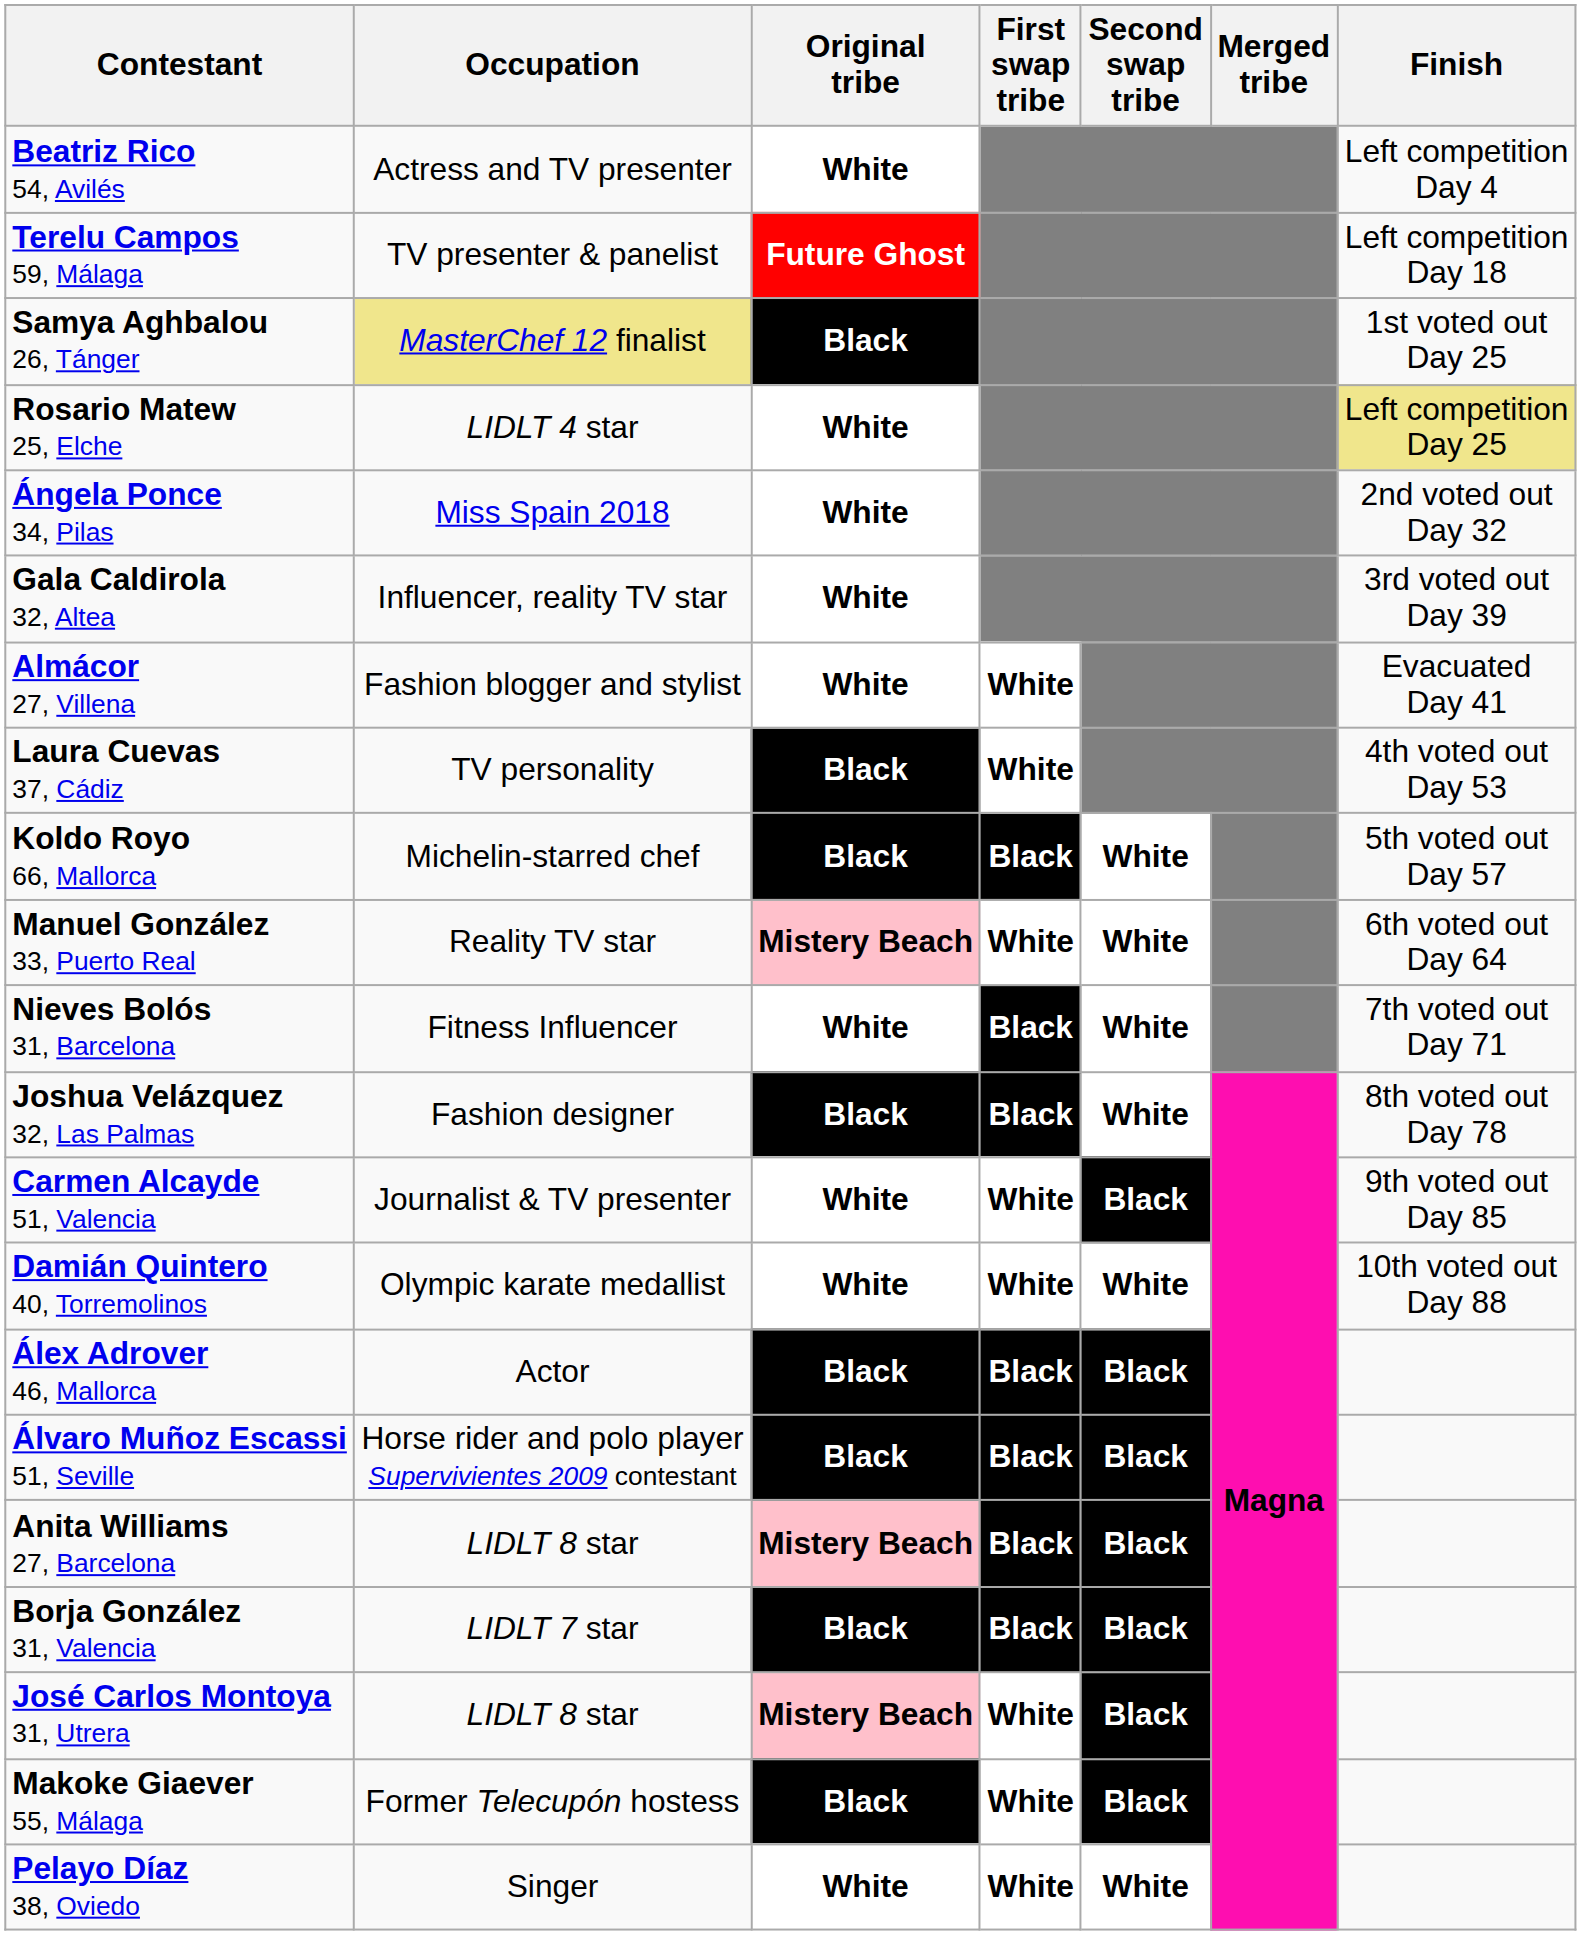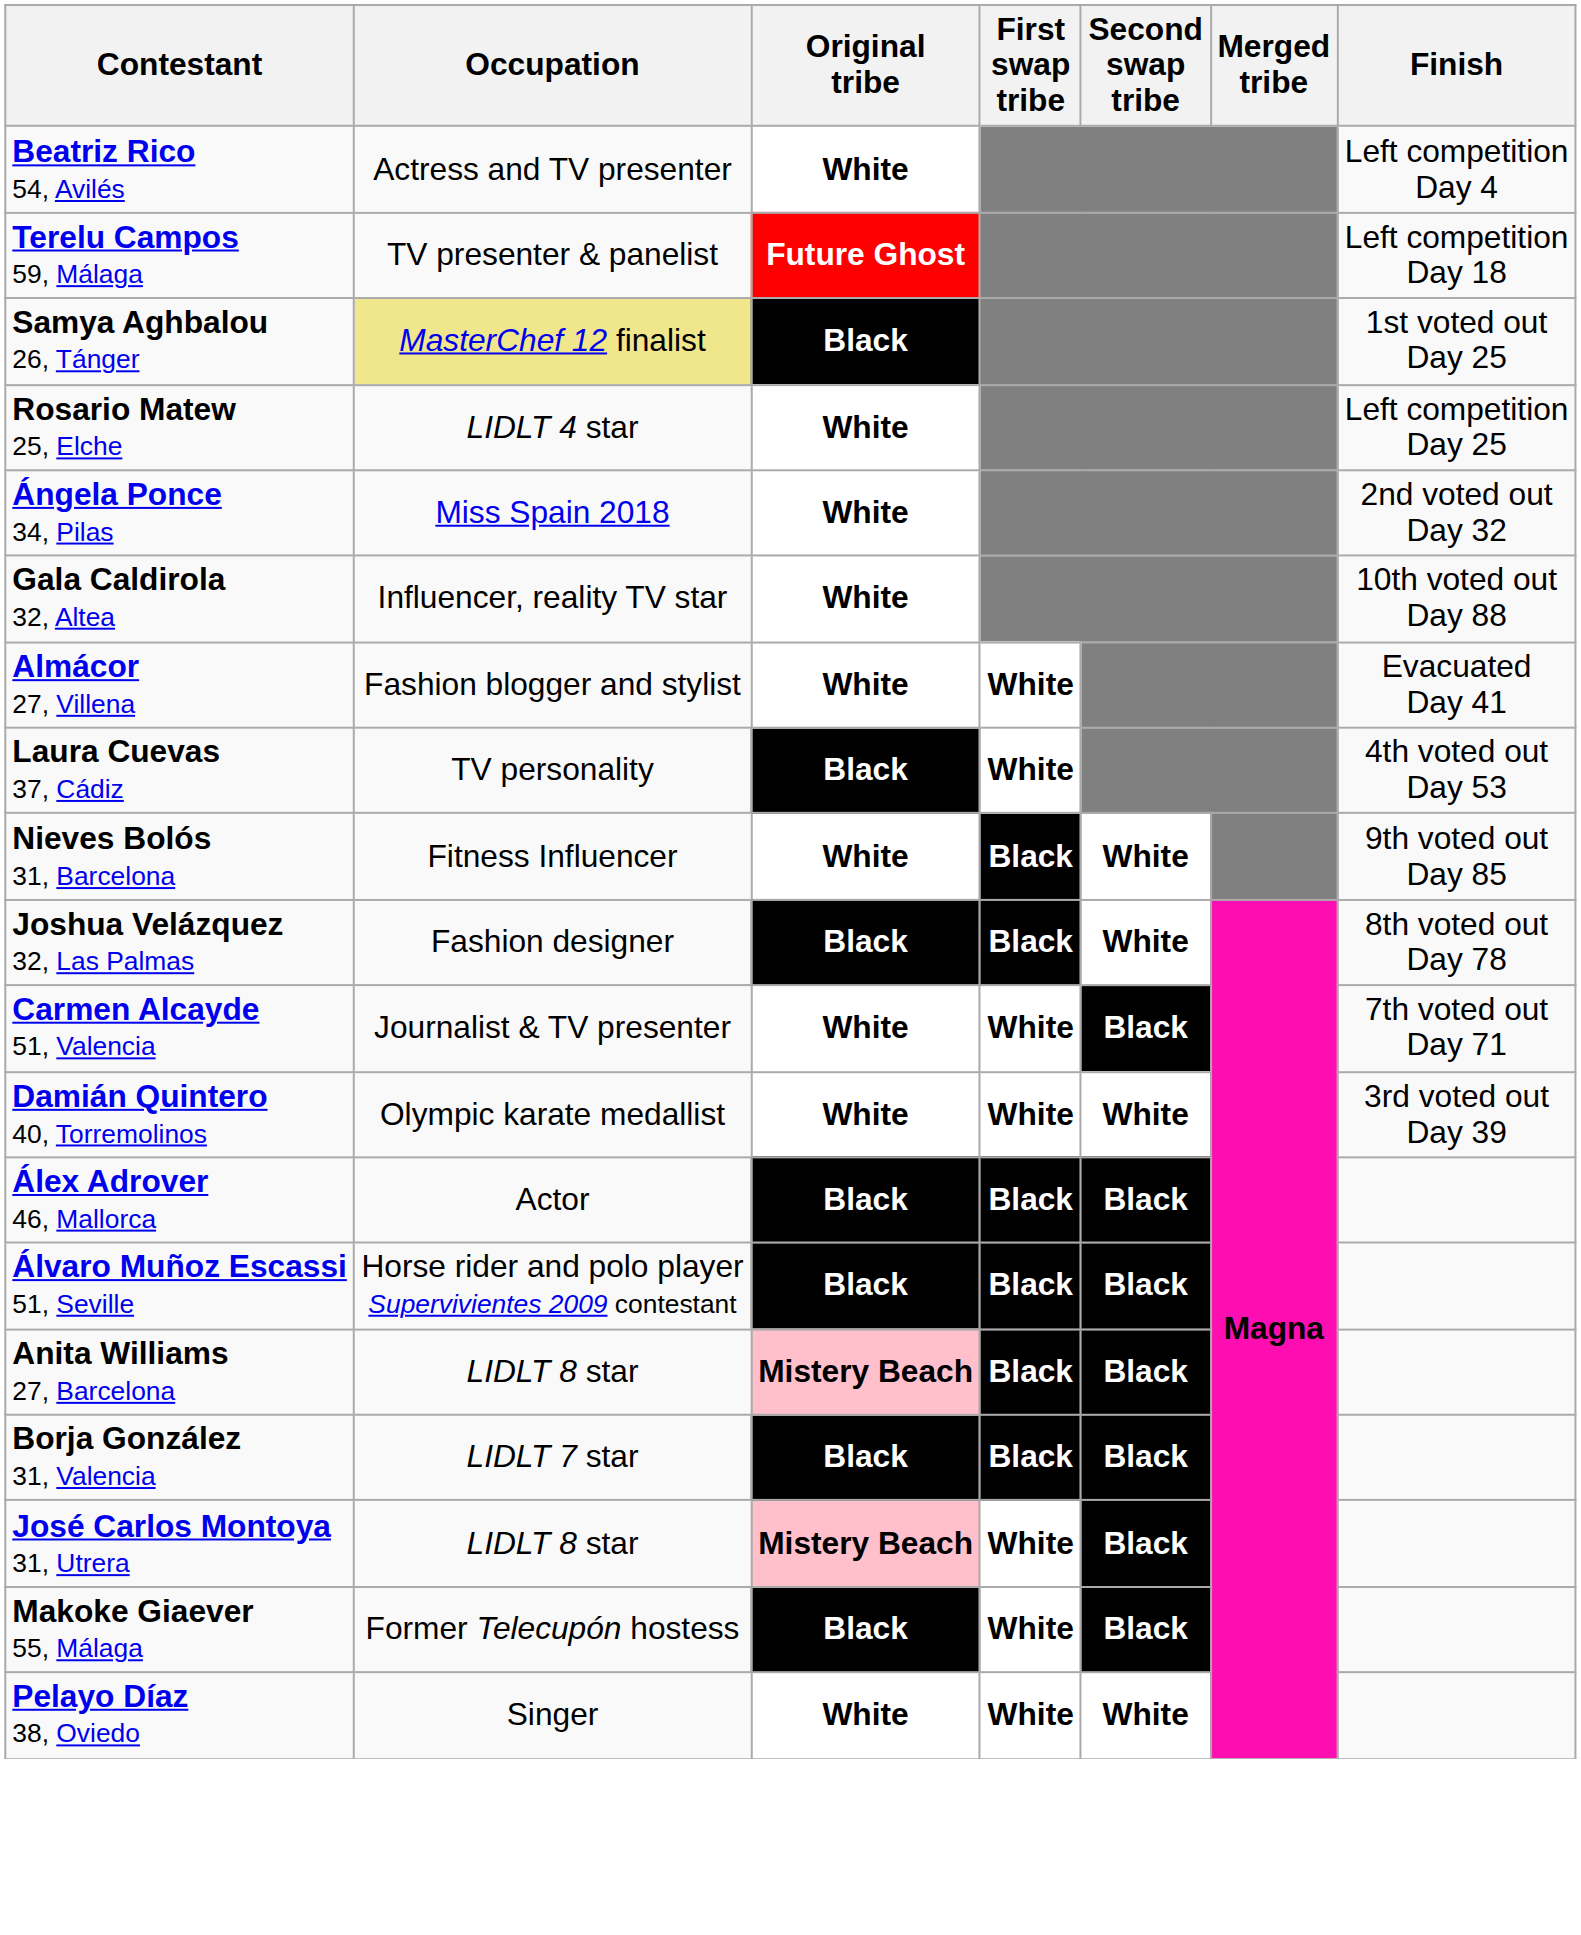(1457, 426) khaki background -> (1457, 426) no background
(1457, 598) 3rd voted out Day 39 -> (1457, 598) 10th voted out Day 88
- row: (101, 856)
- row: (141, 941)
(1457, 1027) 7th voted out Day 71 -> (1457, 856) 9th voted out Day 85
(1457, 1199) 9th voted out Day 85 -> (1457, 1027) 7th voted out Day 71
(1457, 1285) 10th voted out Day 88 -> (1457, 1113) 3rd voted out Day 39
